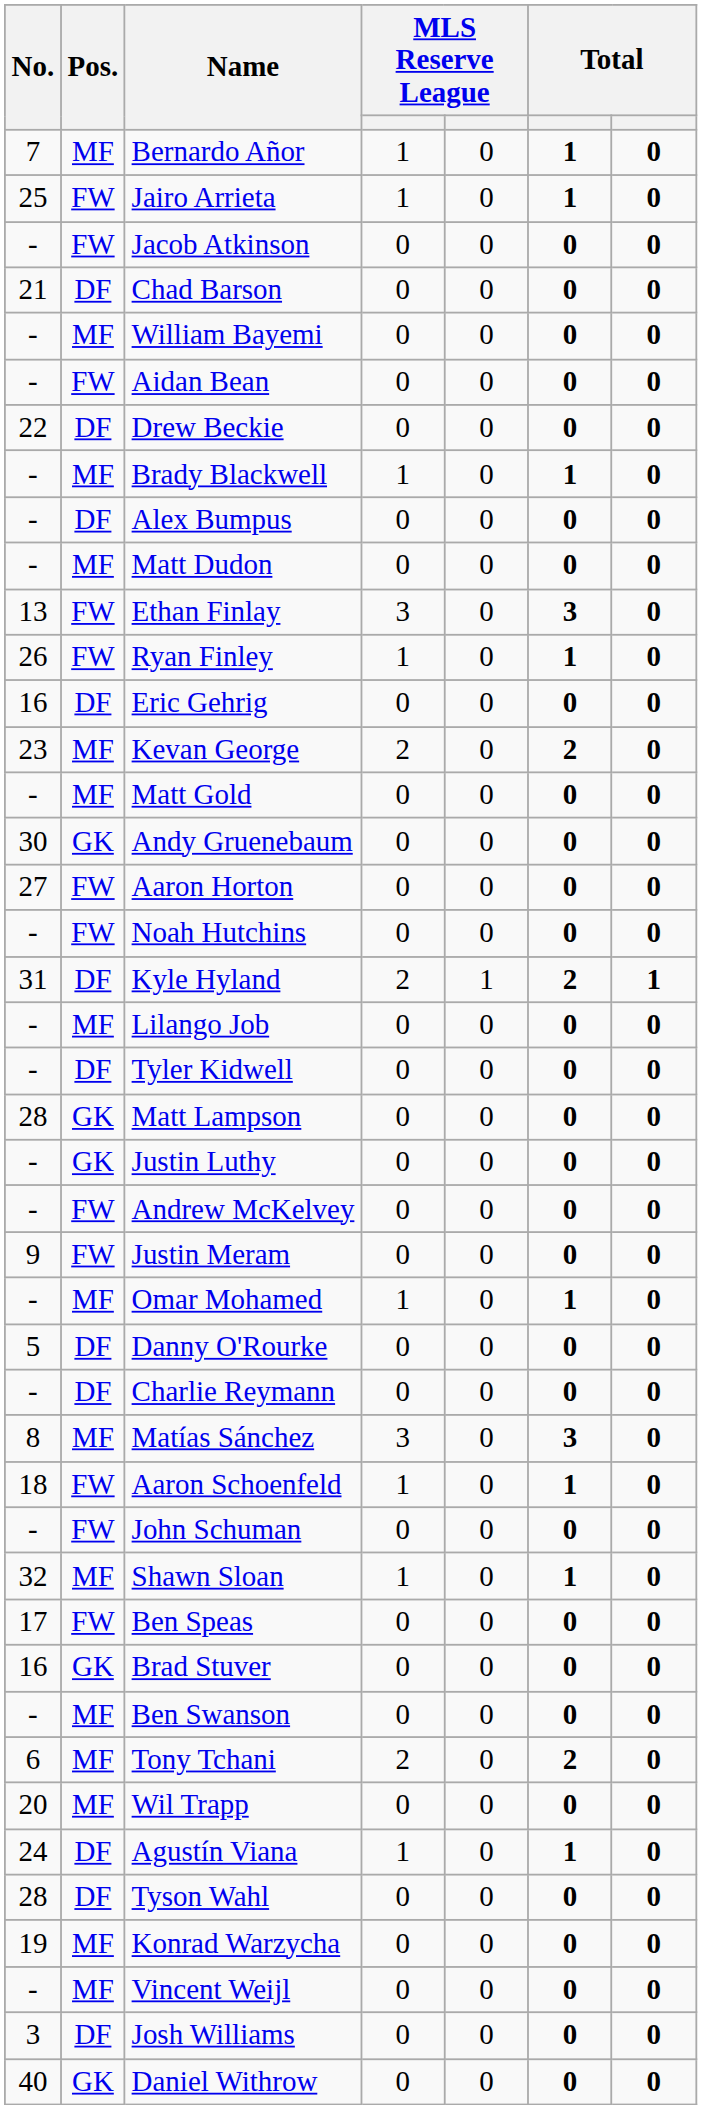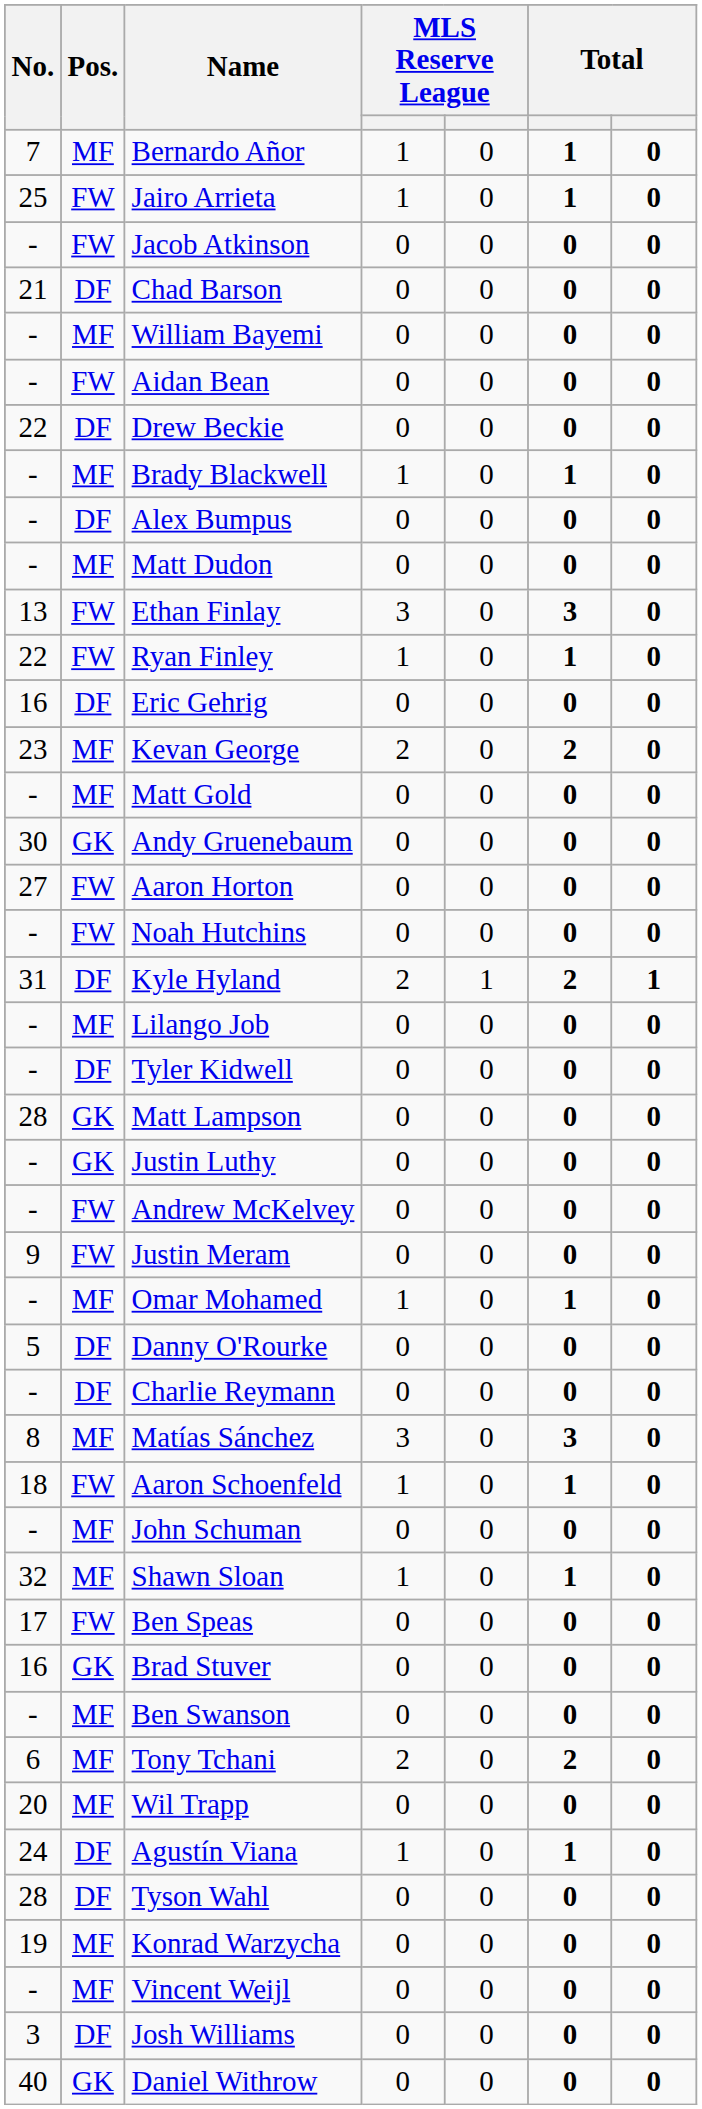(33, 657) 26 -> (33, 657) 22
(93, 1529) FW -> (93, 1529) MF
